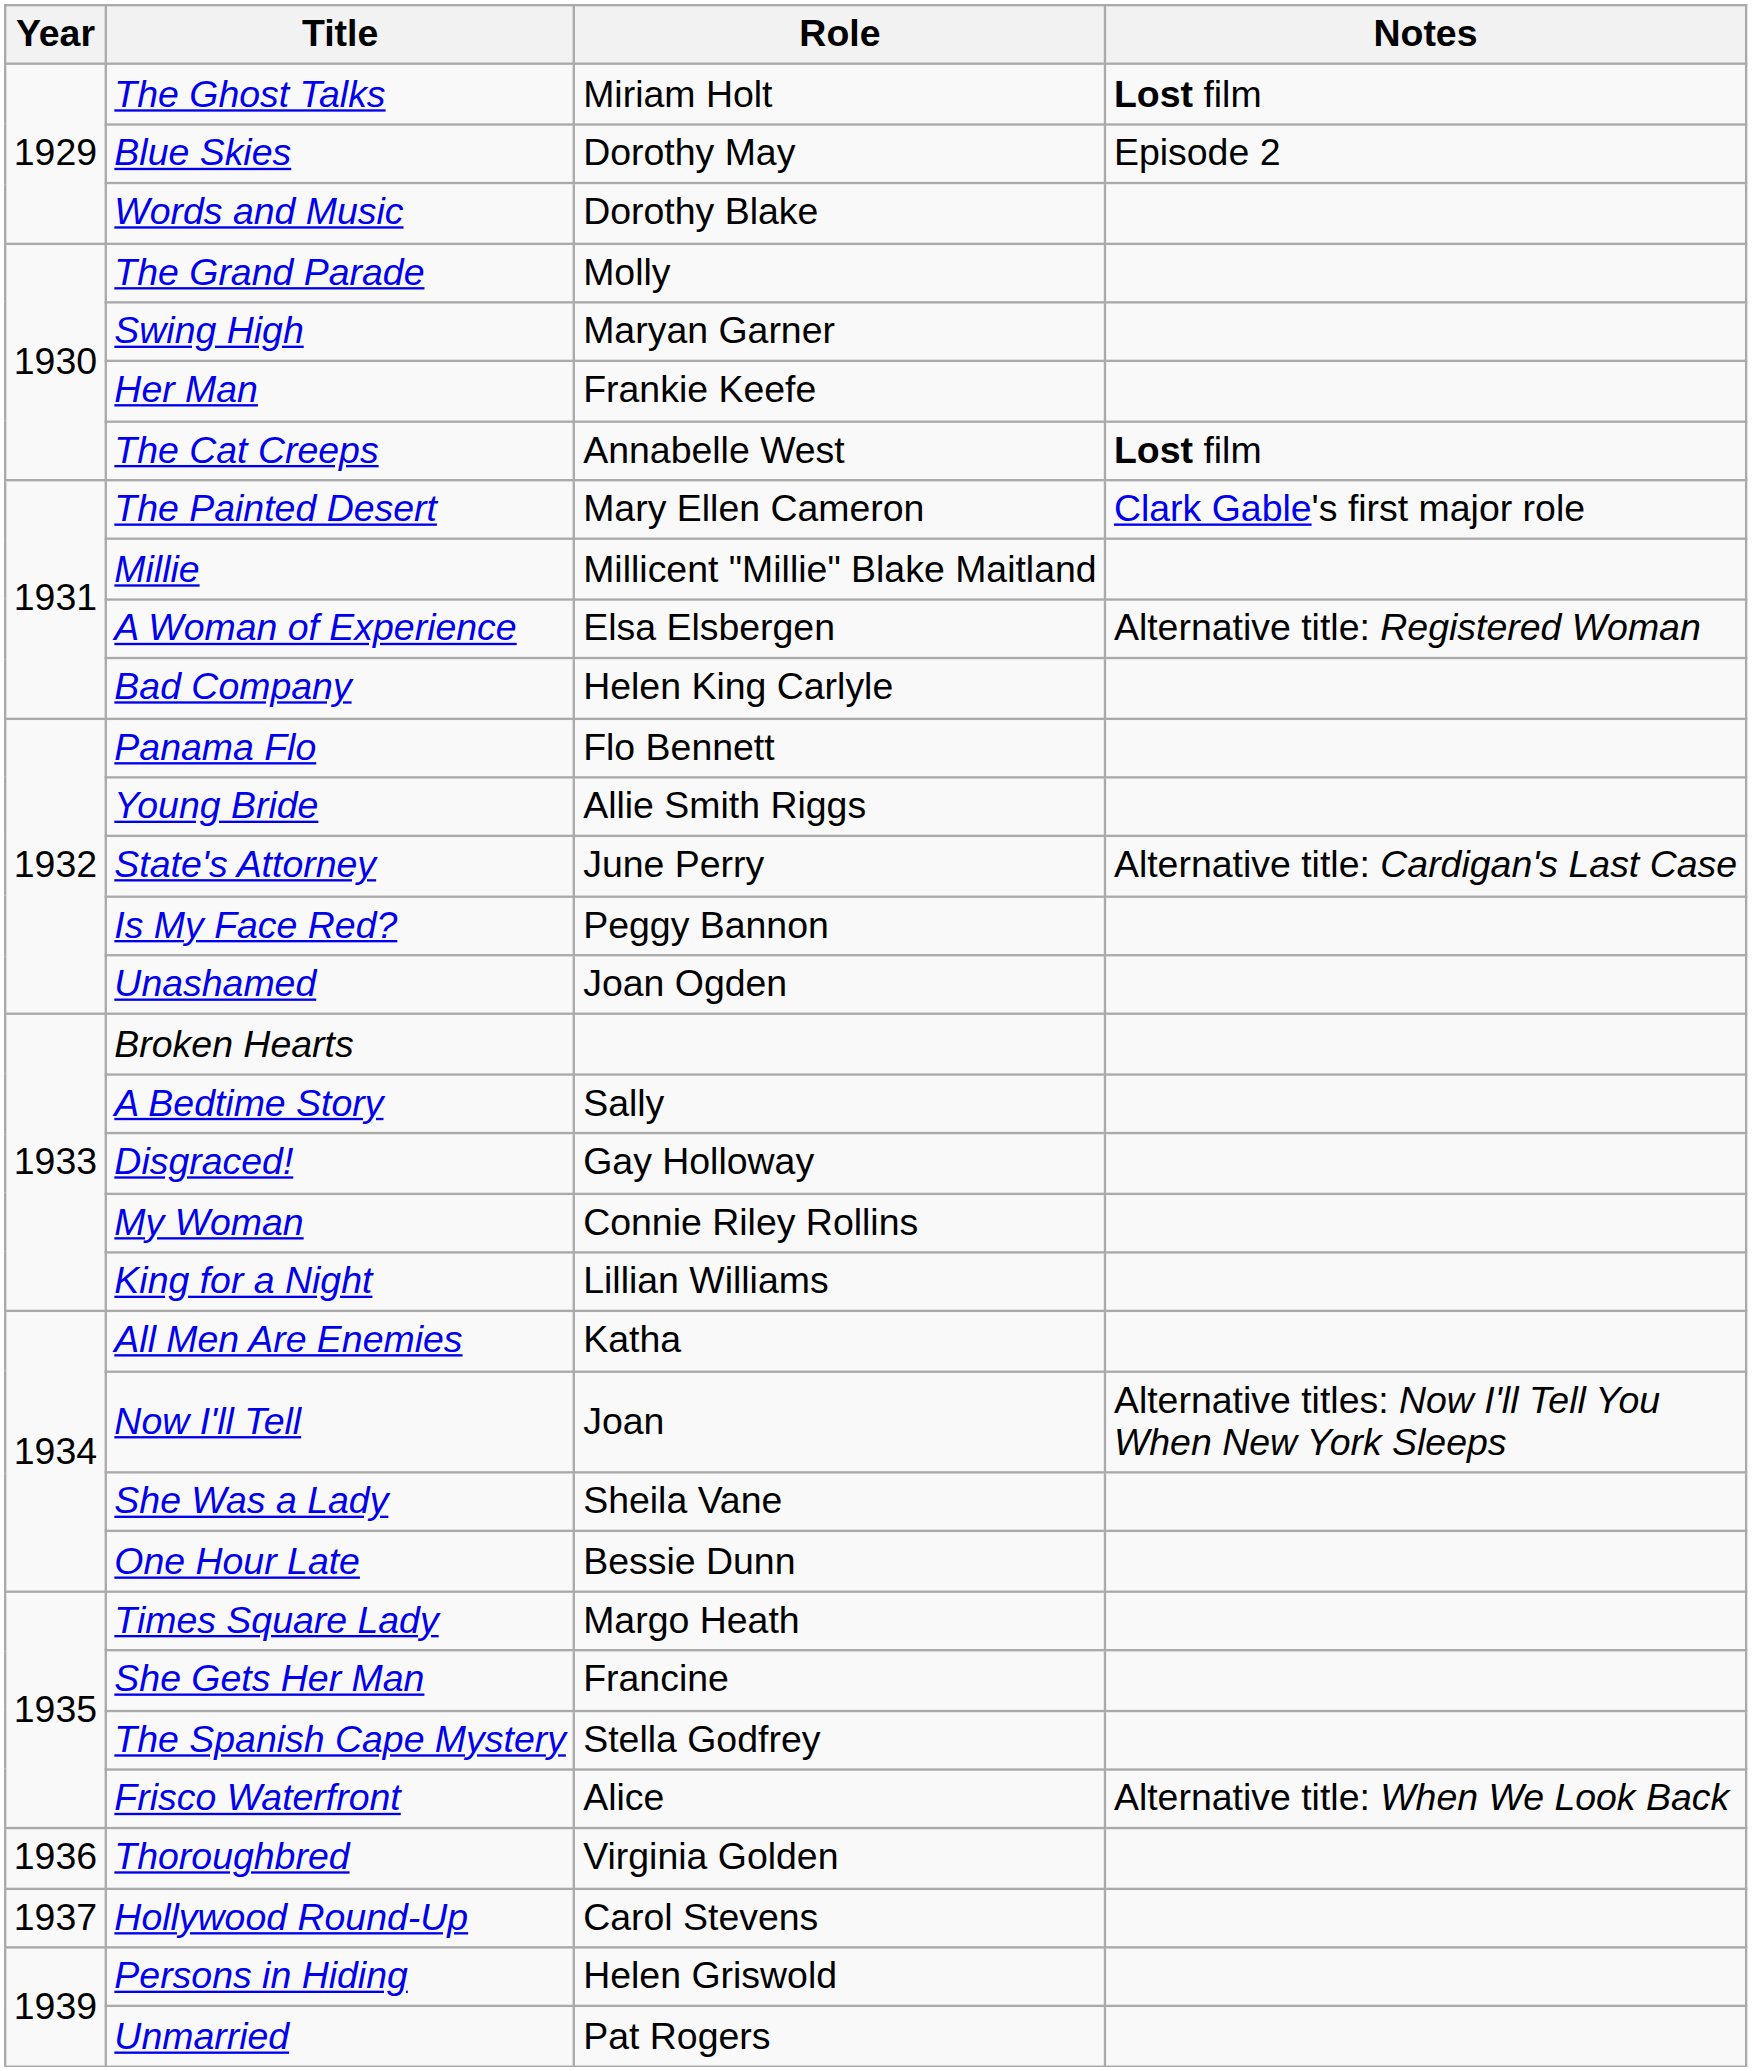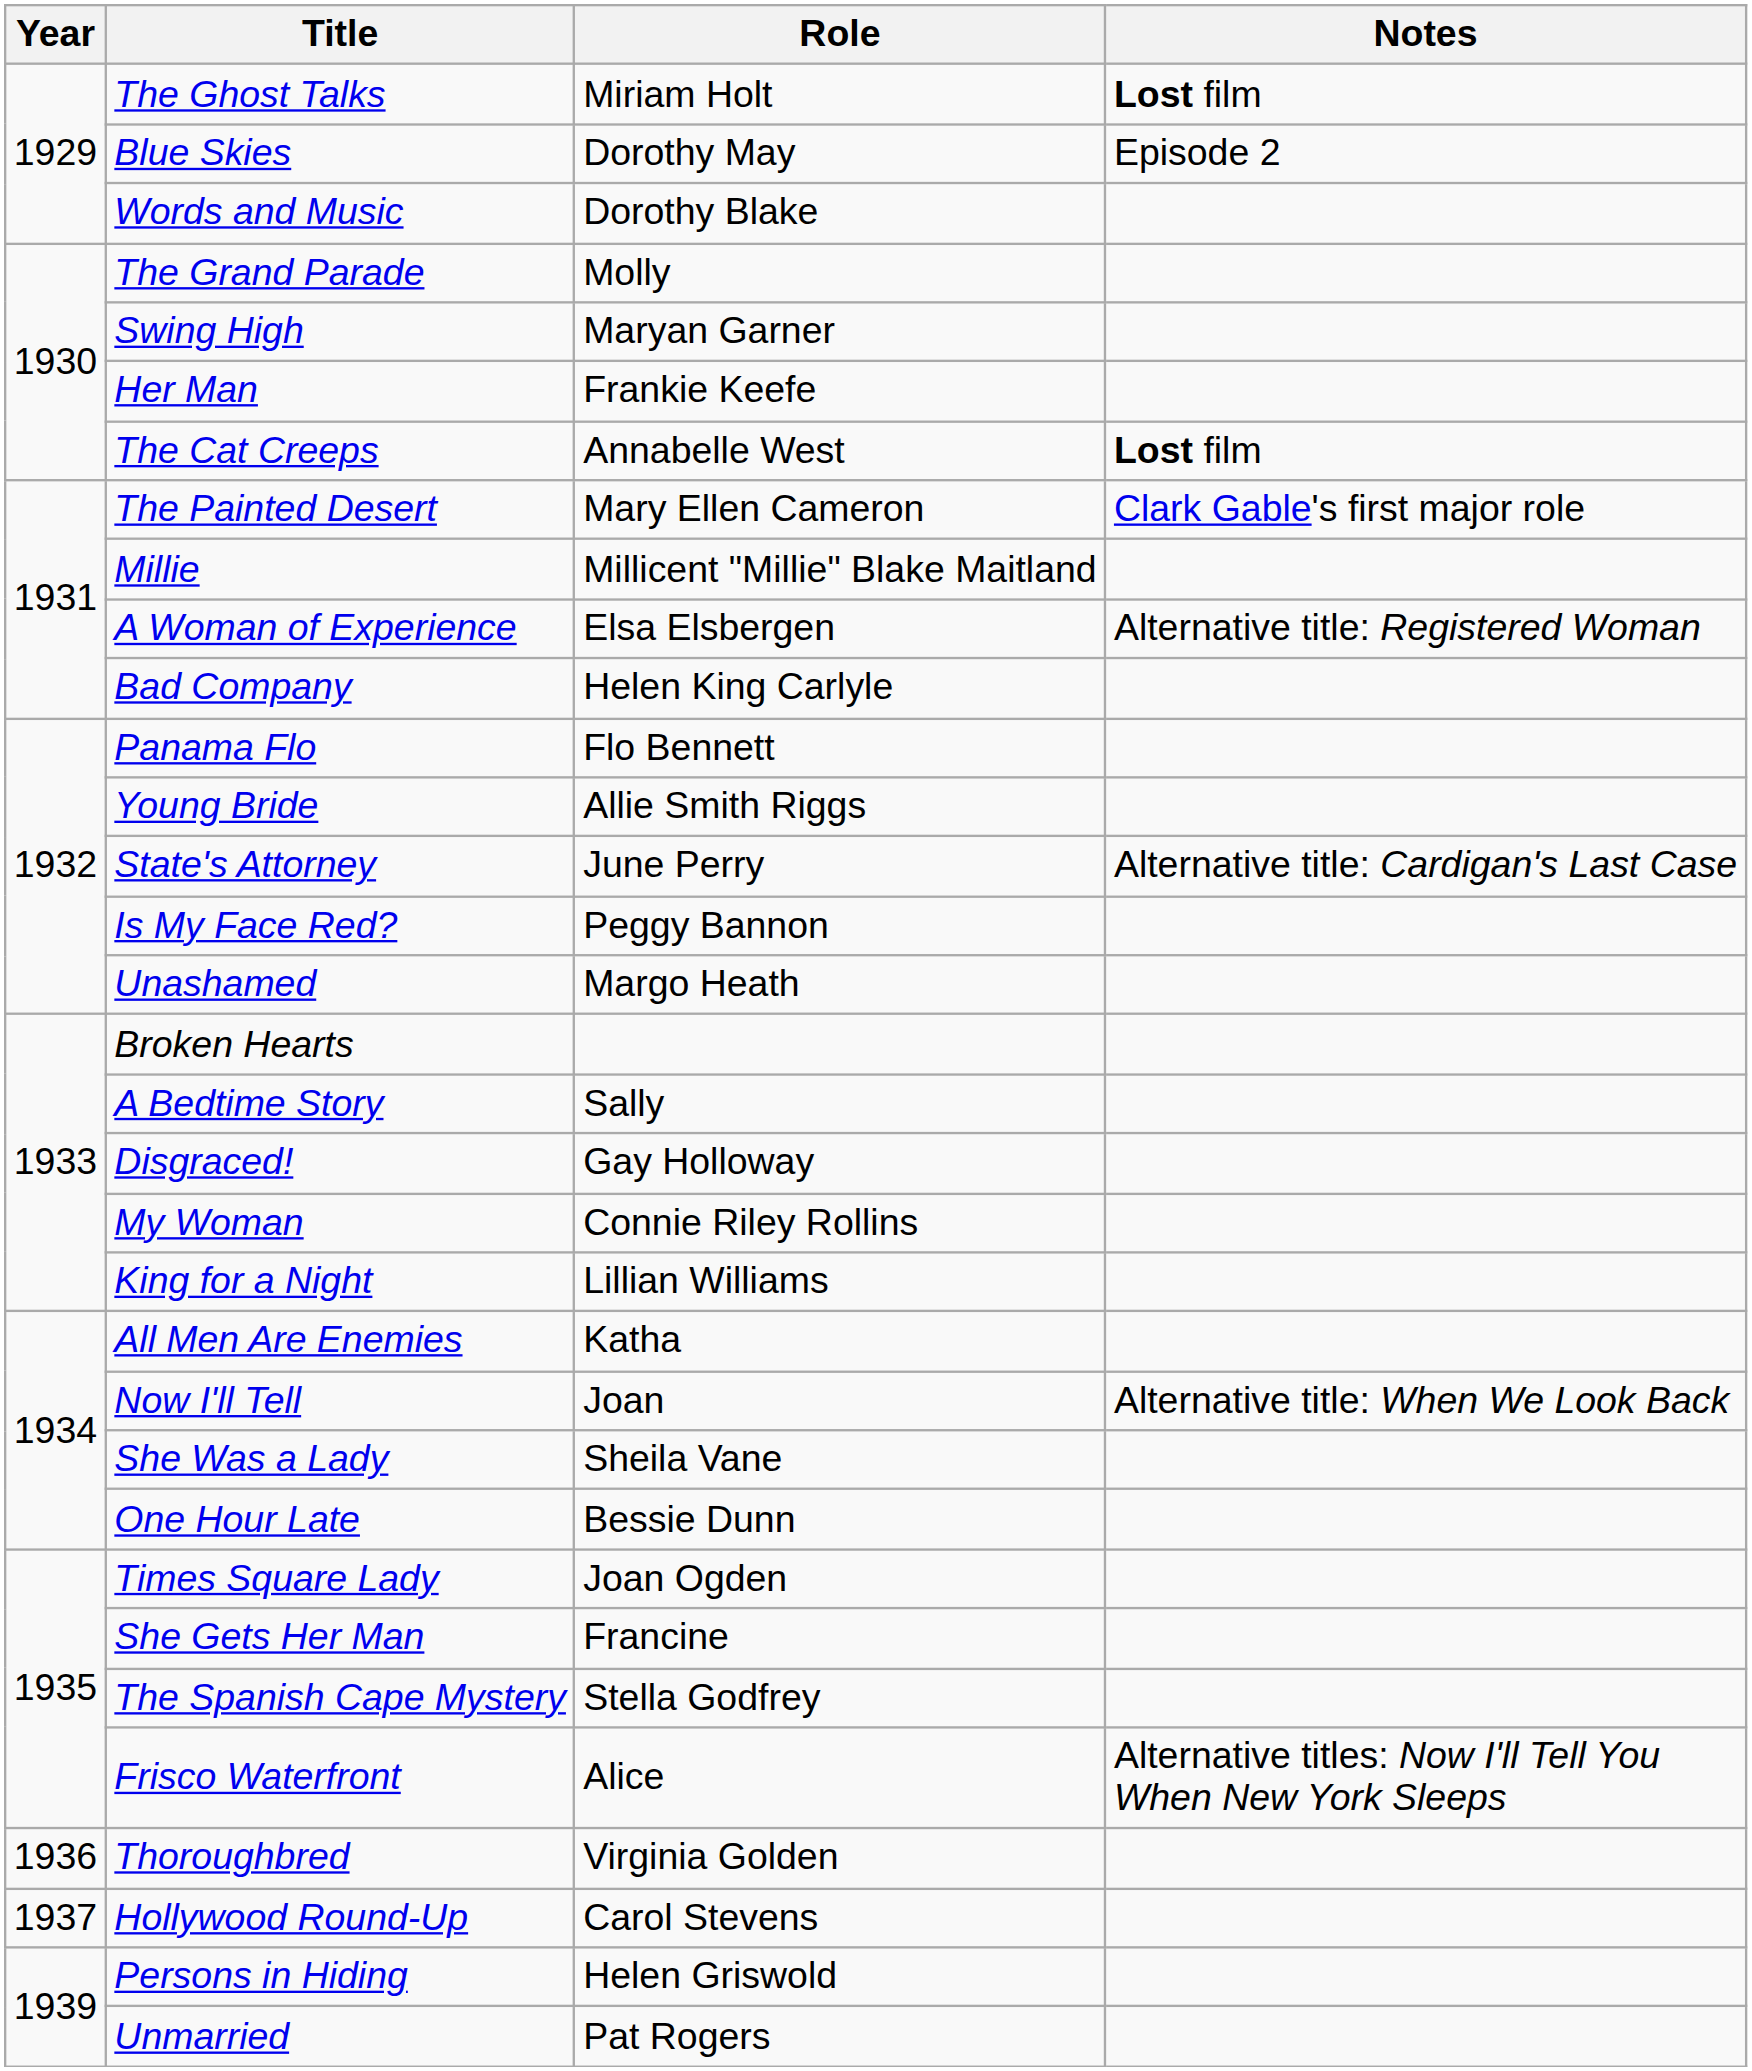(685, 984) Joan Ogden -> (691, 984) Margo Heath
(1387, 1420) Alternative titles: Now I'll Tell You When New York Sleeps -> (1422, 1399) Alternative title: When We Look Back
(691, 1620) Margo Heath -> (685, 1578) Joan Ogden
(1422, 1798) Alternative title: When We Look Back -> (1387, 1777) Alternative titles: Now I'll Tell You When New York Sleeps
